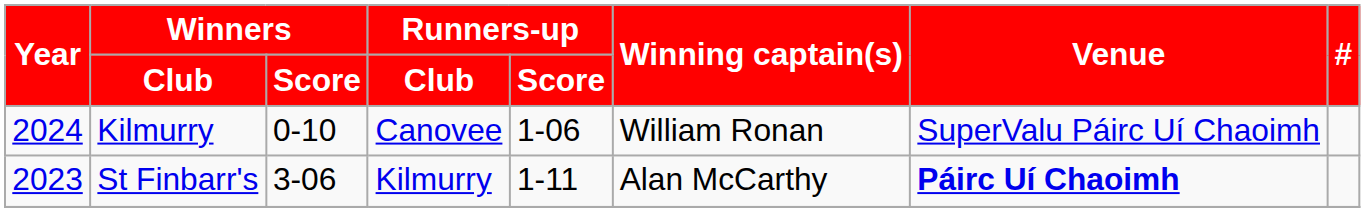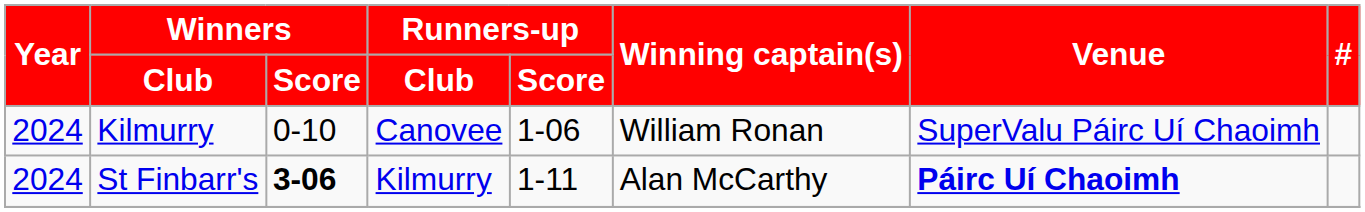(48, 180) 2023 -> (48, 180) 2024
(305, 180) normal -> (305, 180) bold
